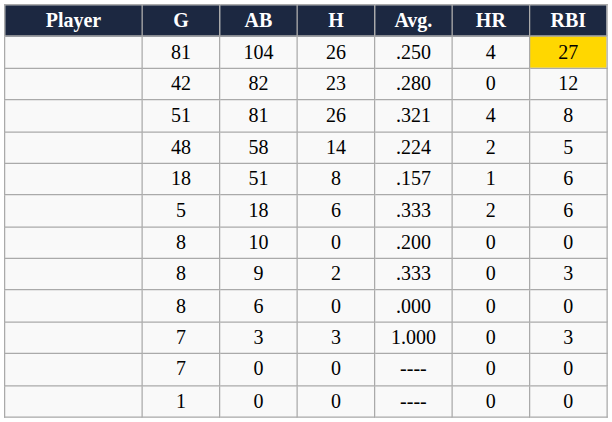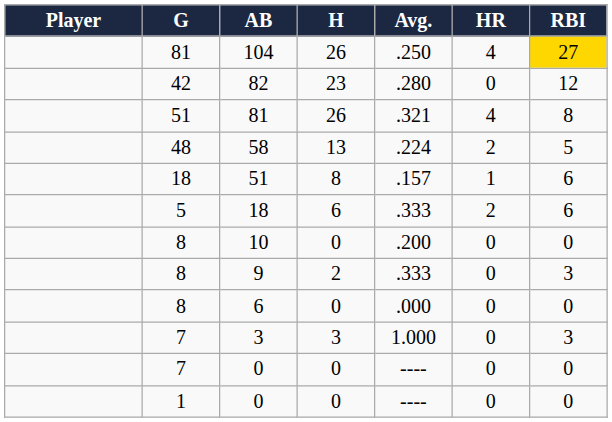(336, 147) 14 -> (336, 147) 13
